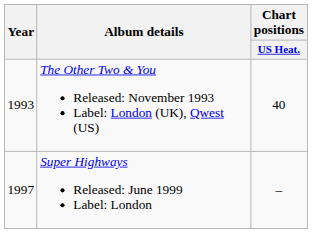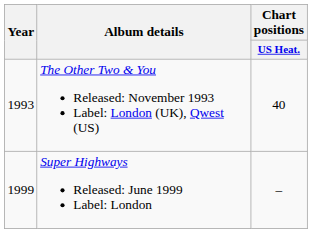(21, 190) 1997 -> (21, 190) 1999
